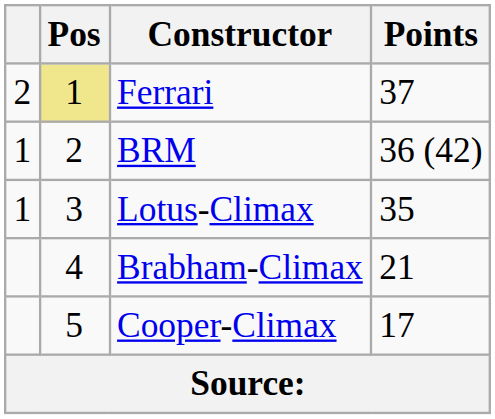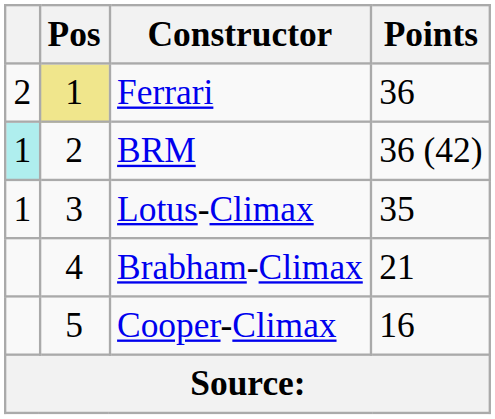(397, 92) 37 -> (397, 92) 36
(22, 150) no background -> (22, 150) paleturquoise background
(397, 325) 17 -> (397, 325) 16
